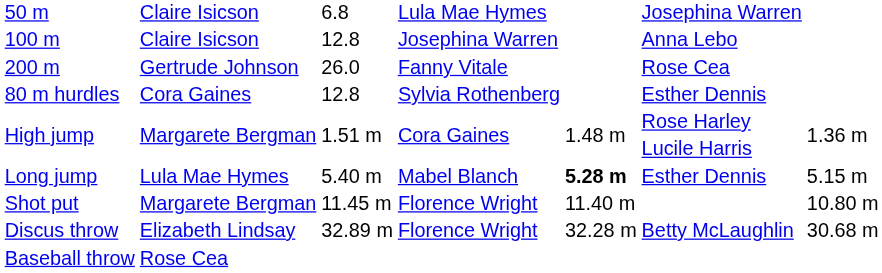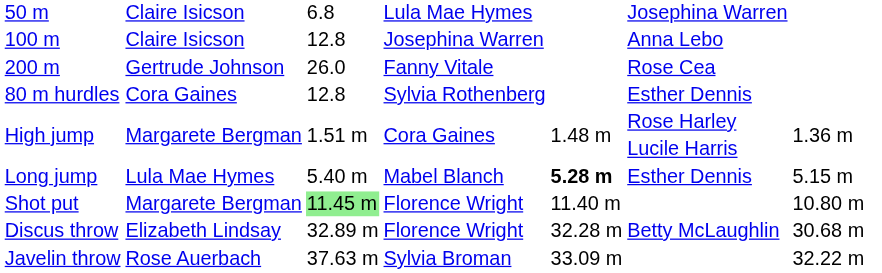(356, 203) no background -> (342, 203) lightgreen background
+ row: (63, 258)
- row: (70, 258)
